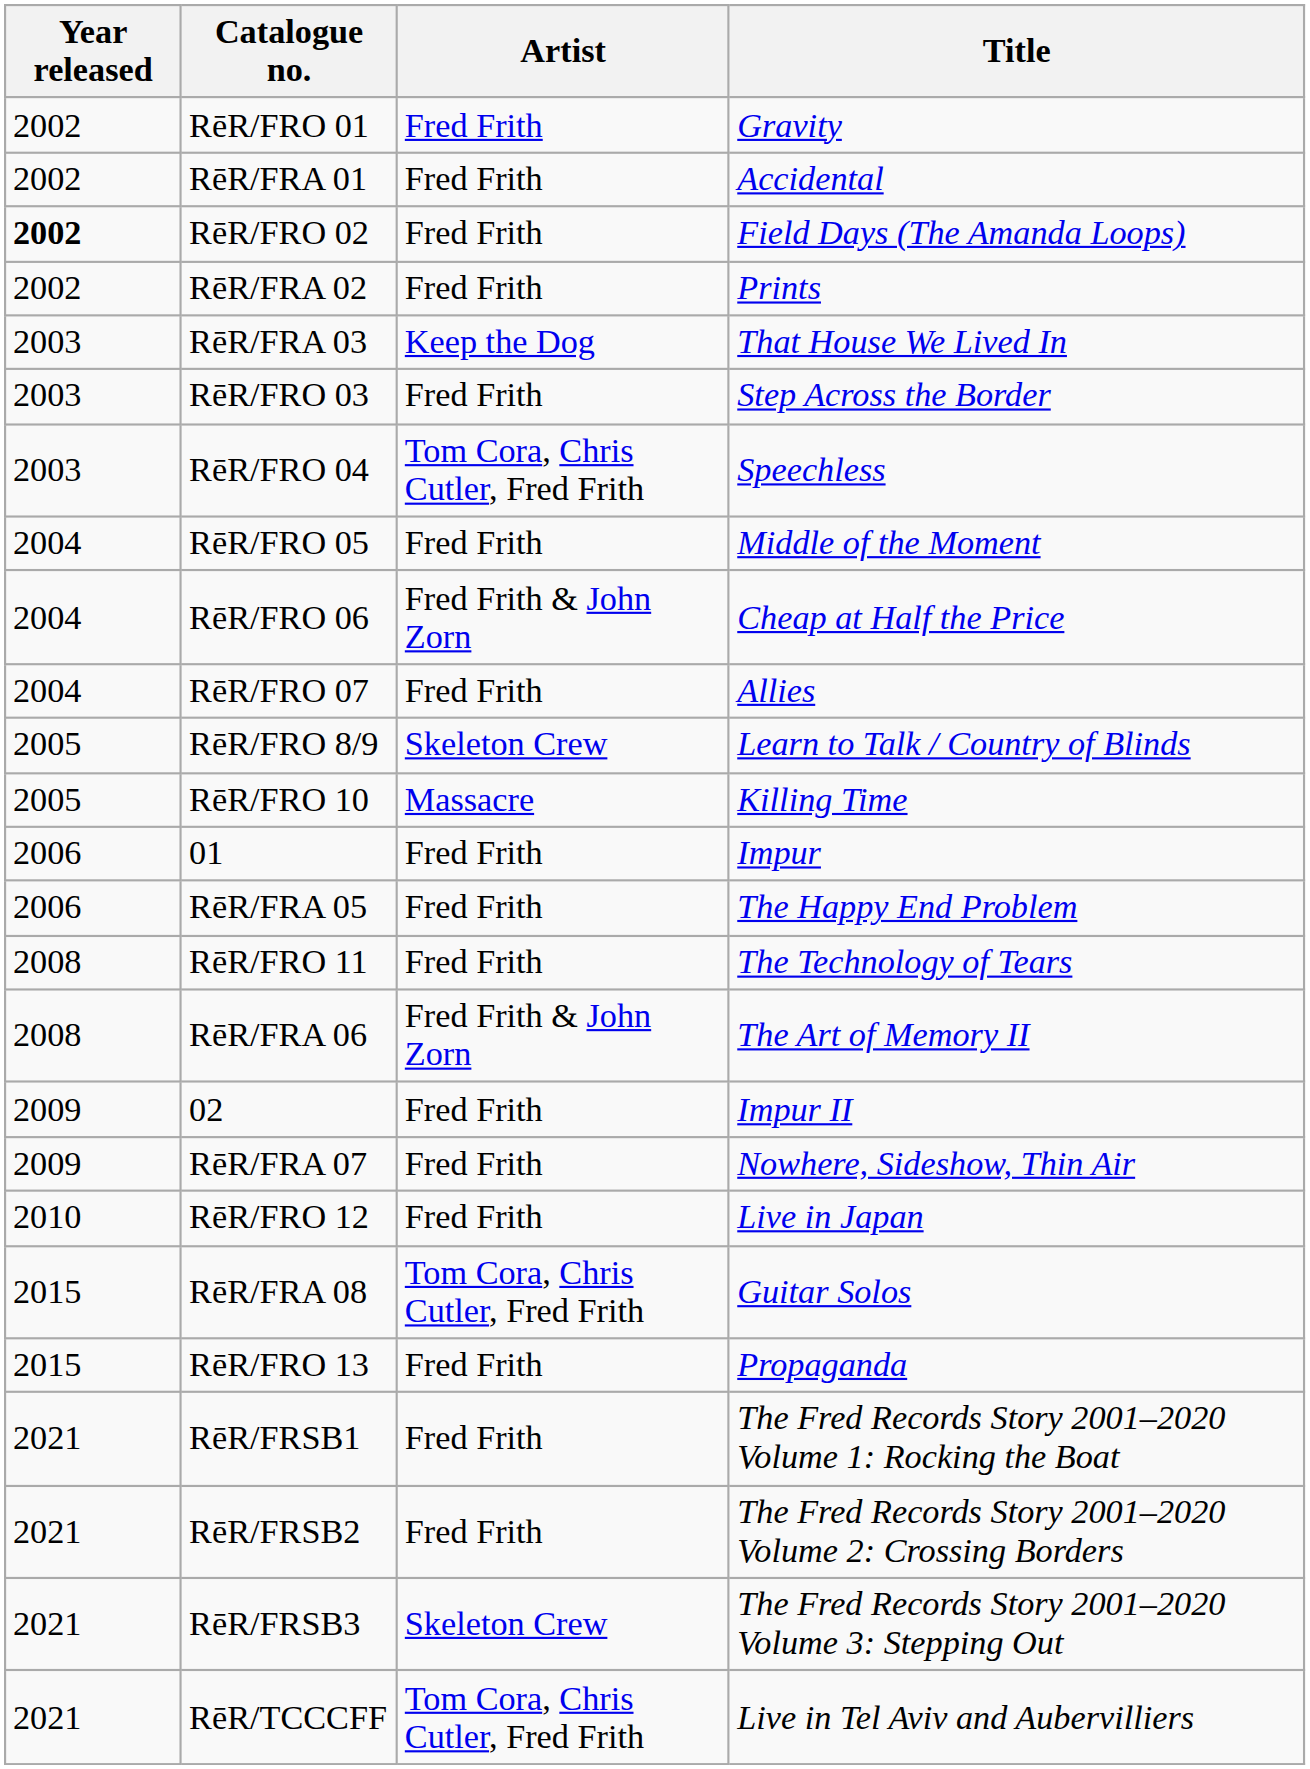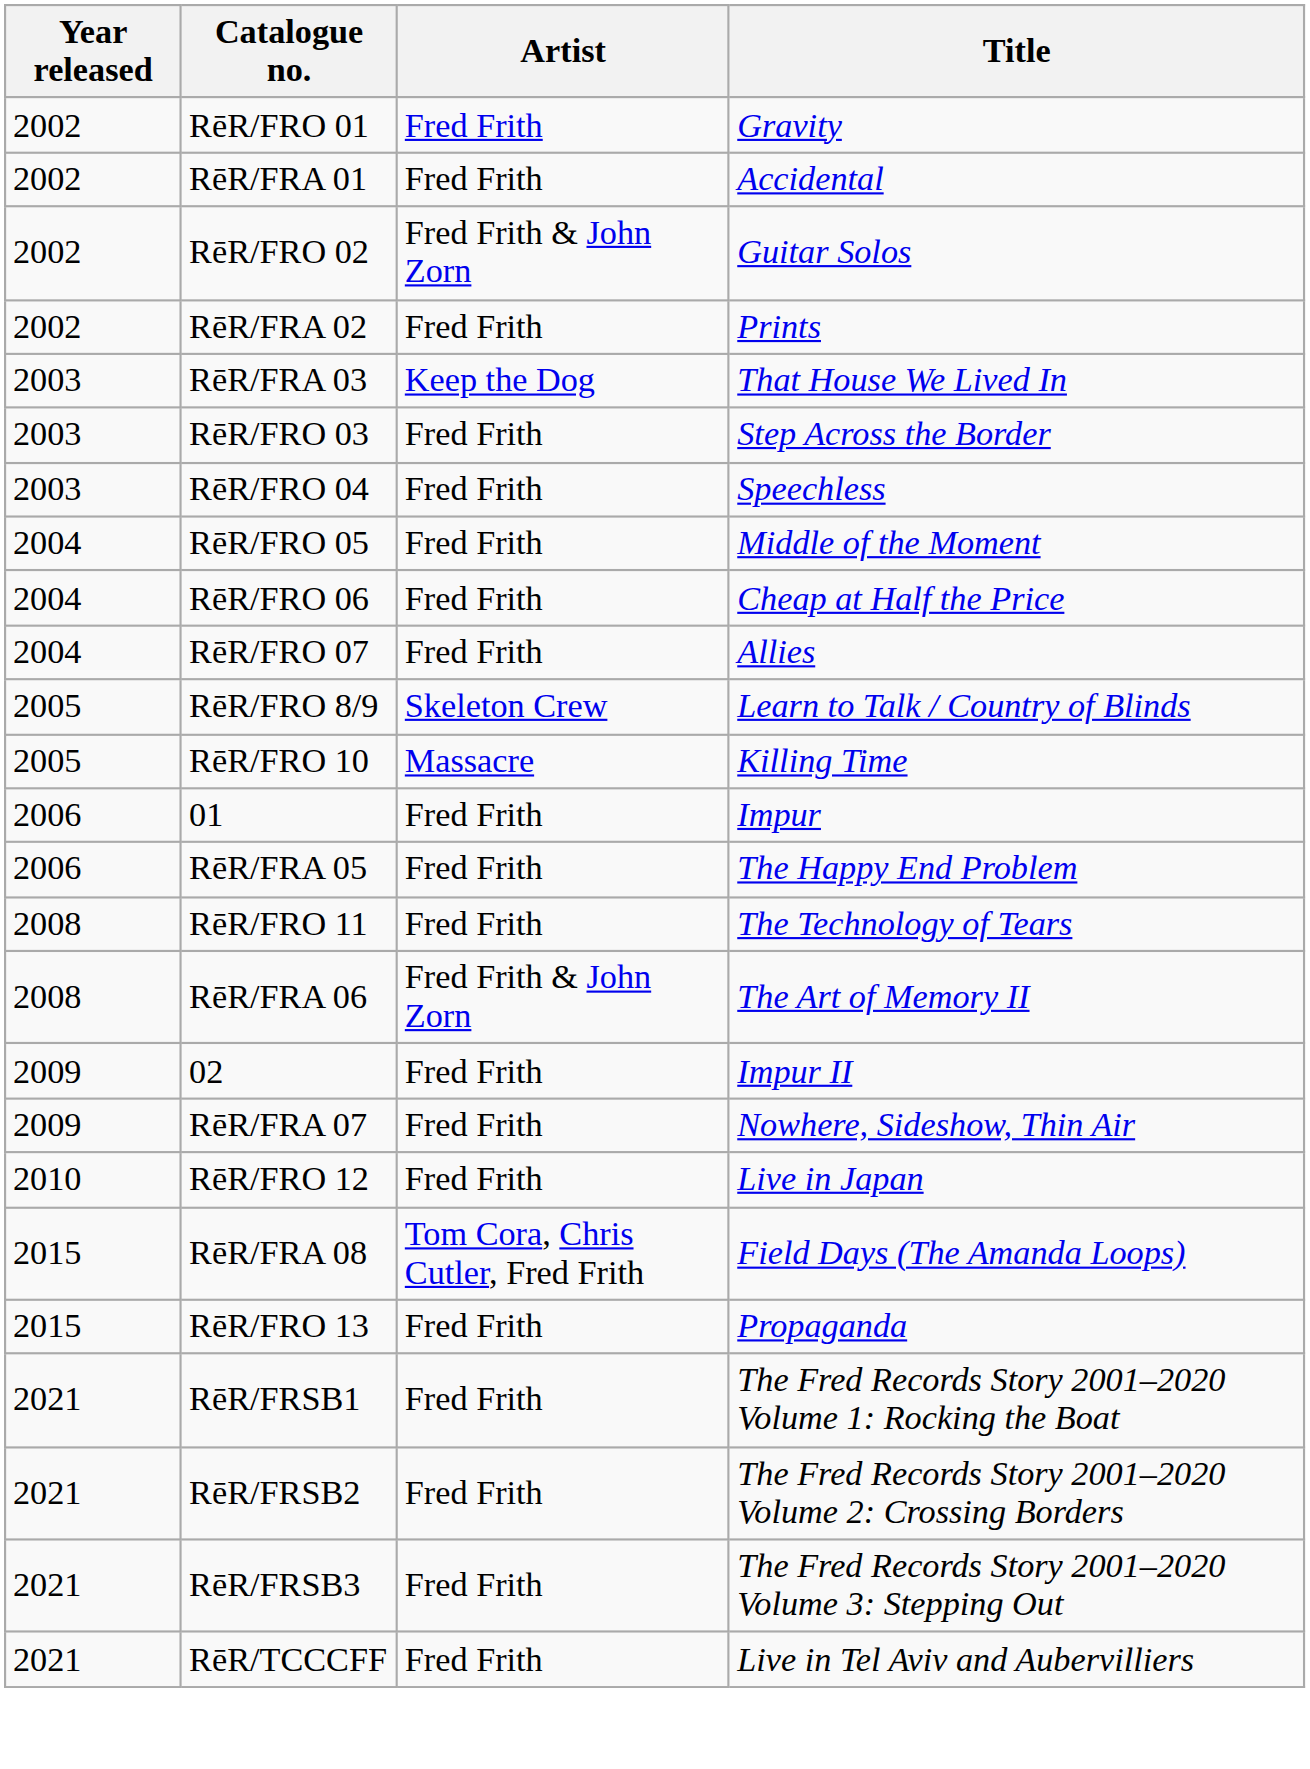(47, 233) bold -> (47, 252) normal
(474, 233) Fred Frith -> (528, 252) Fred Frith & John Zorn
(961, 233) Field Days (The Amanda Loops) -> (824, 252) Guitar Solos
(524, 469) Tom Cora, Chris Cutler, Fred Frith -> (474, 488) Fred Frith
(528, 616) Fred Frith & John Zorn -> (474, 597) Fred Frith
(824, 1291) Guitar Solos -> (961, 1252) Field Days (The Amanda Loops)
(506, 1623) Skeleton Crew -> (474, 1585) Fred Frith
(524, 1716) Tom Cora, Chris Cutler, Fred Frith -> (474, 1658) Fred Frith
